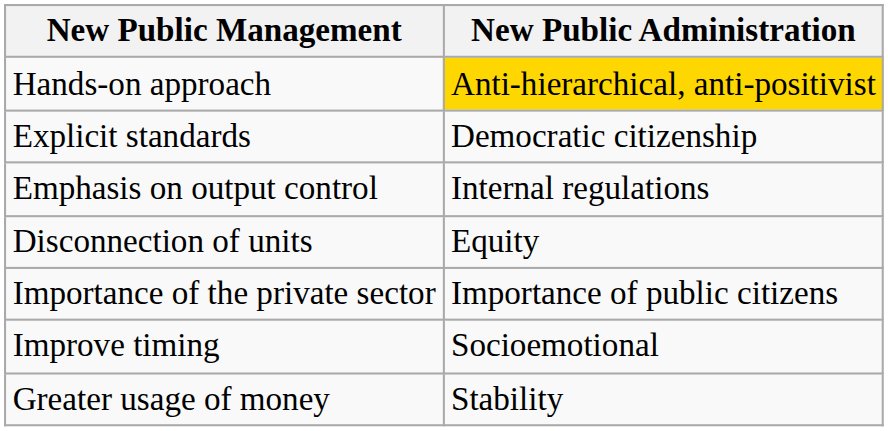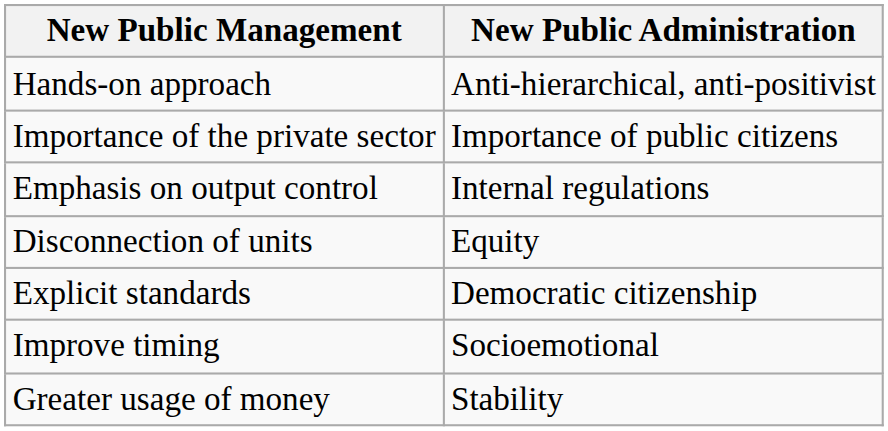(663, 83) gold background -> (663, 83) no background
rows swapped: (132, 135) <-> (224, 293)
